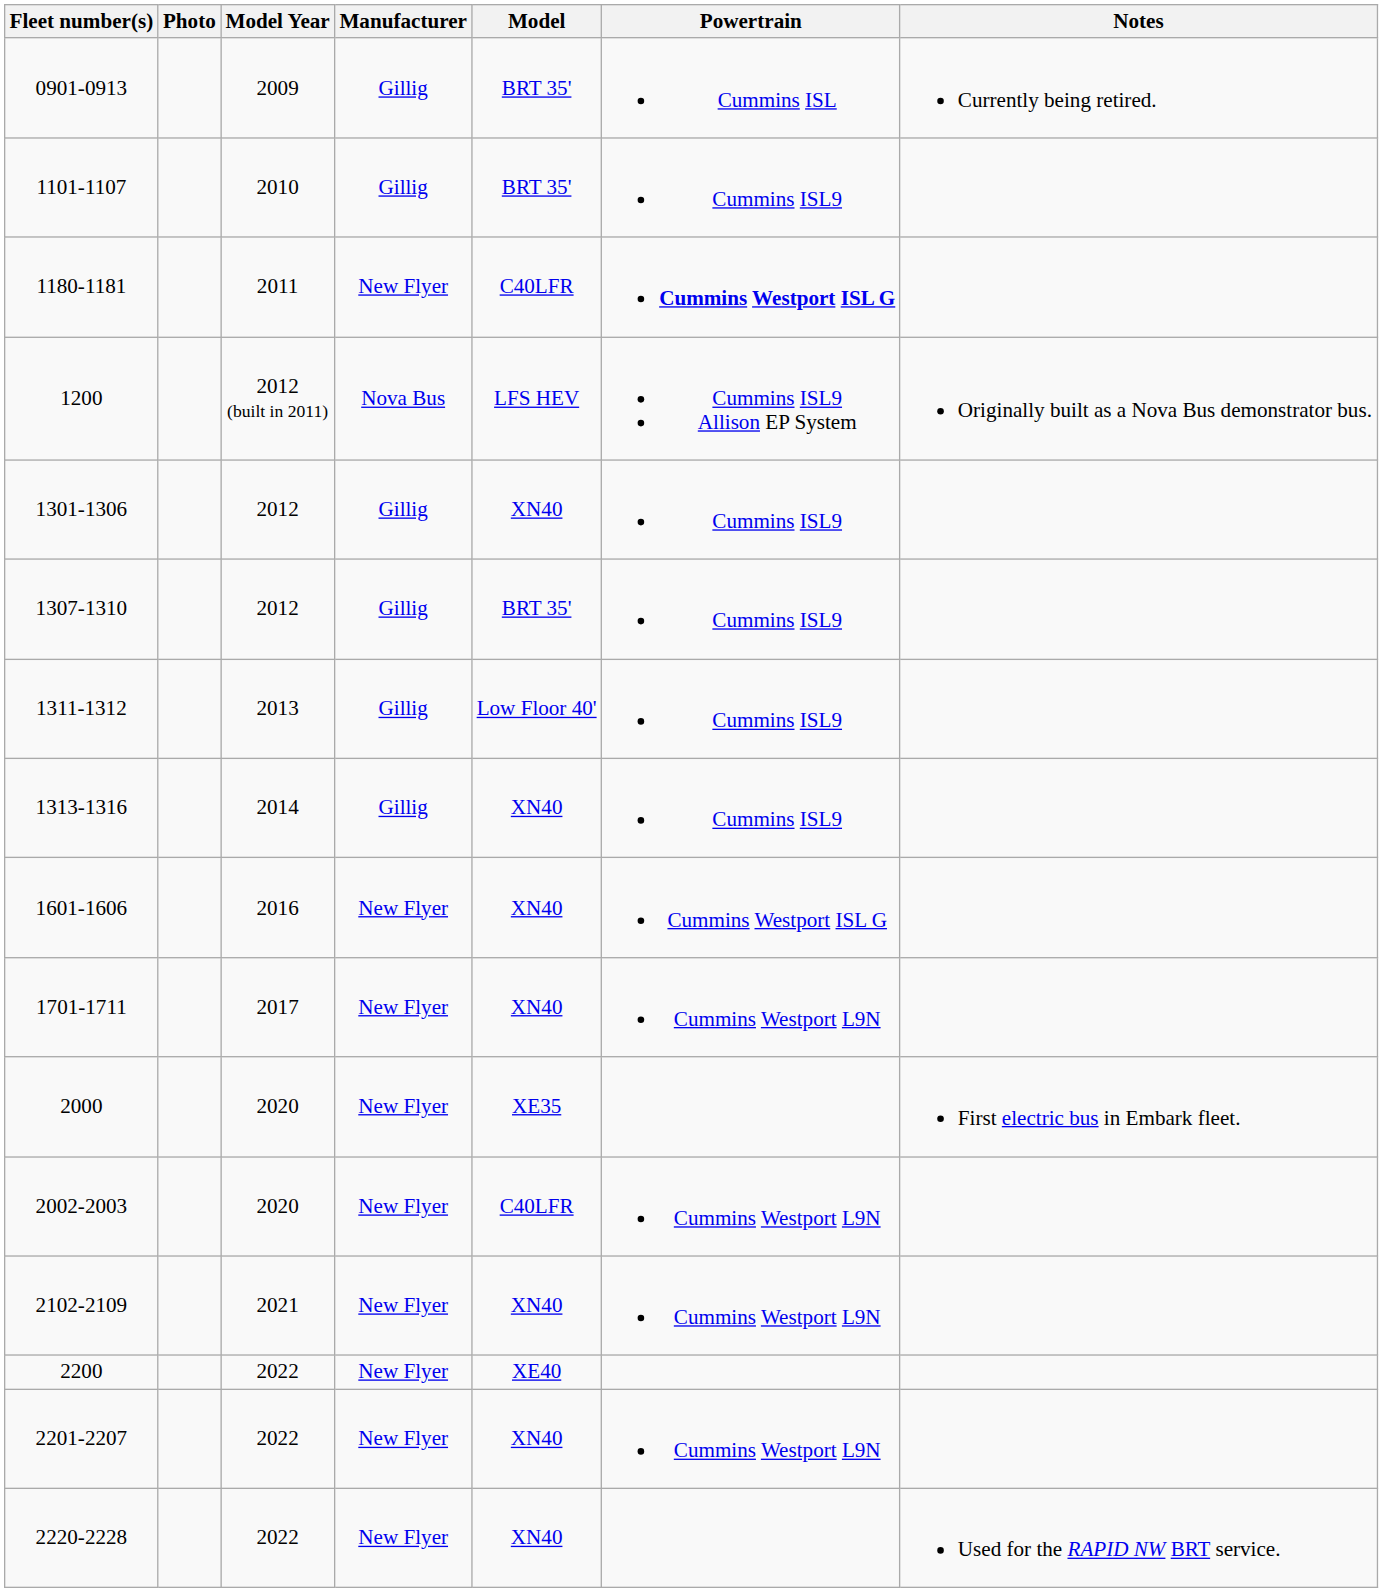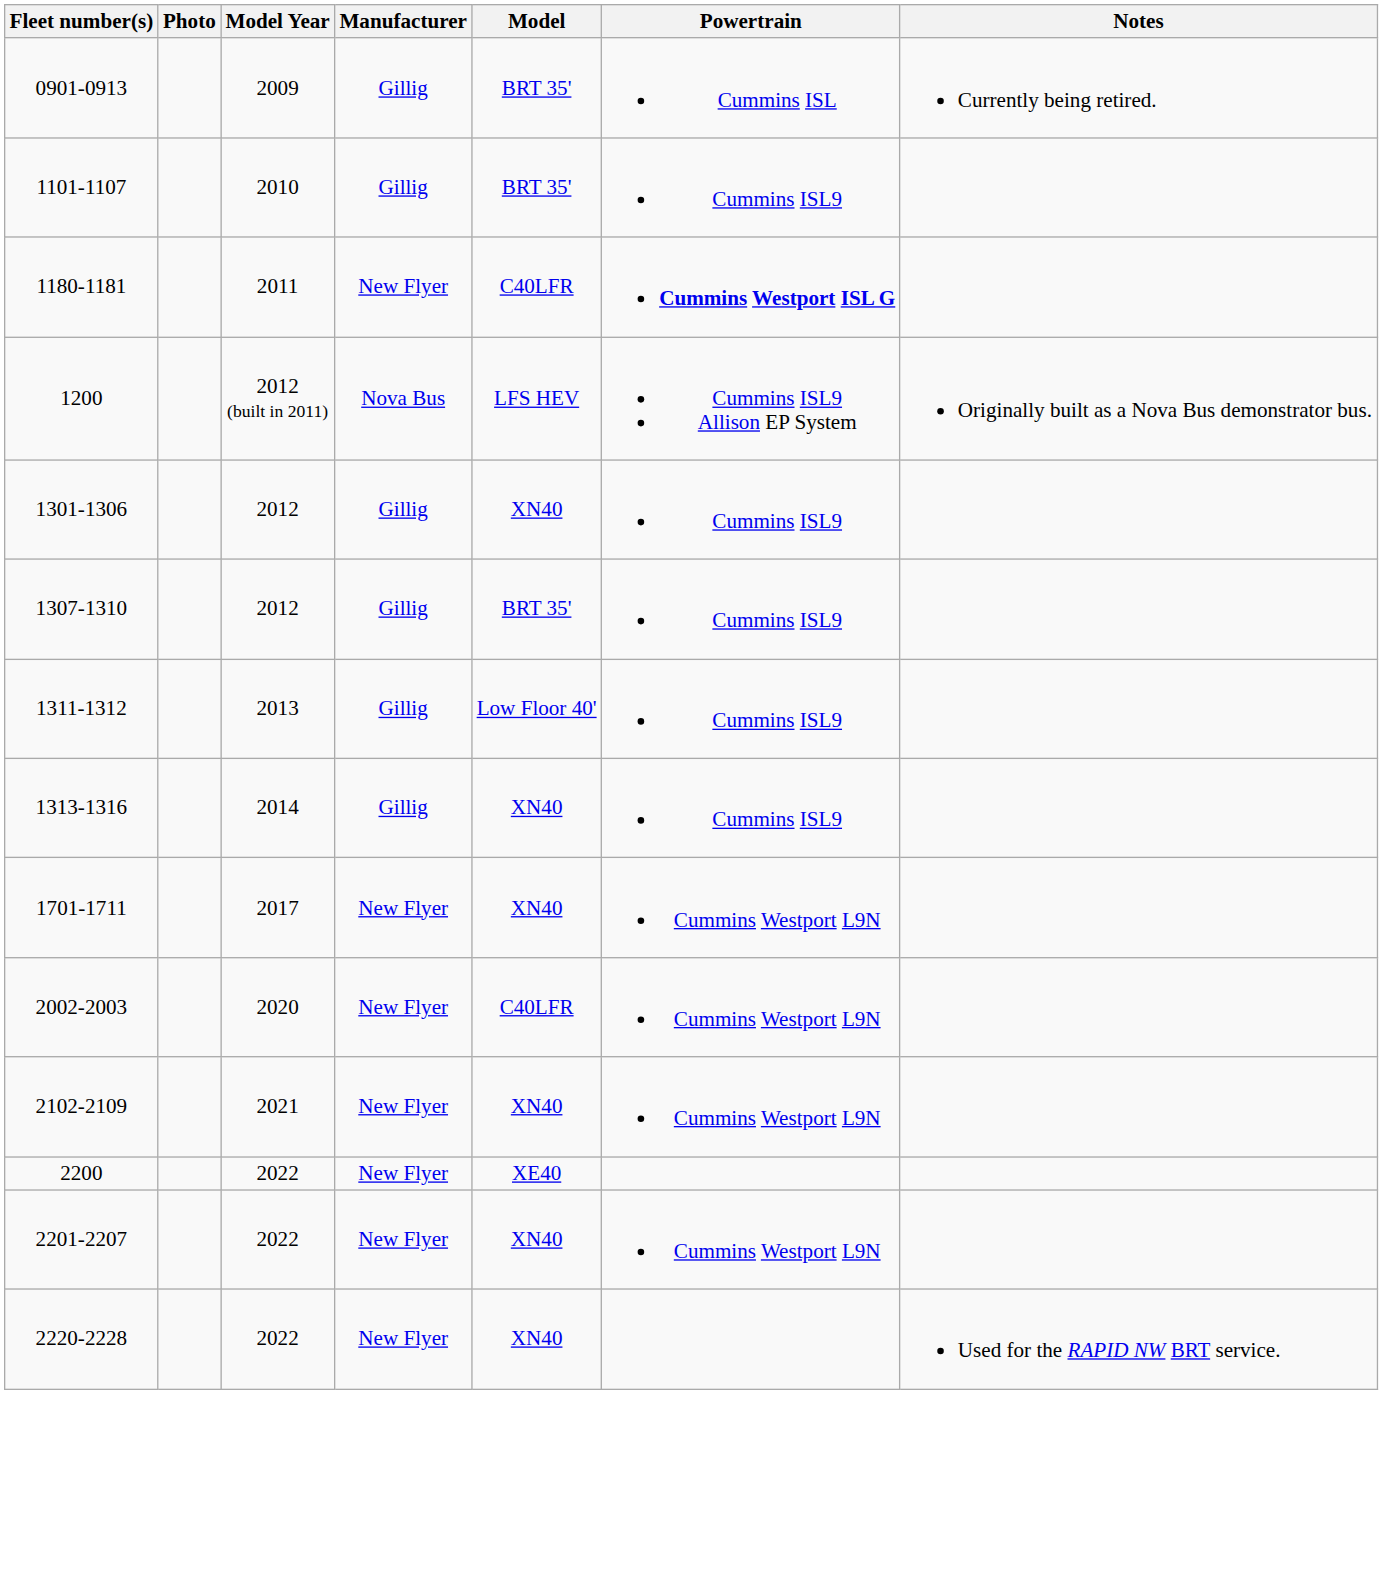- row: (81, 907)
- row: (81, 1106)
